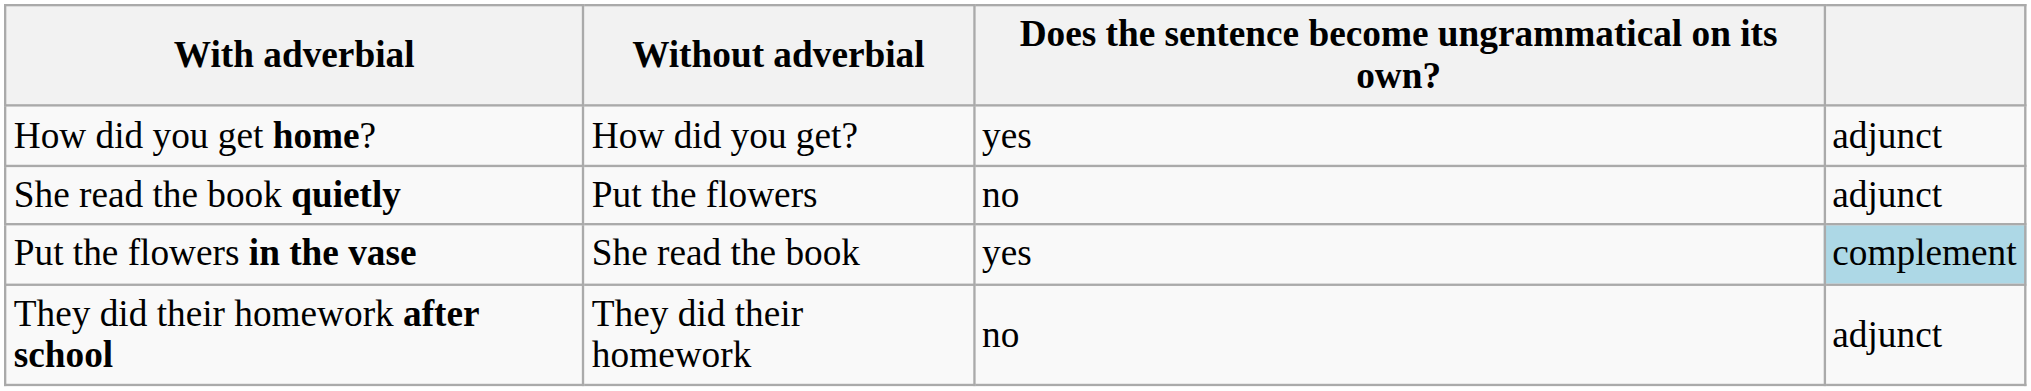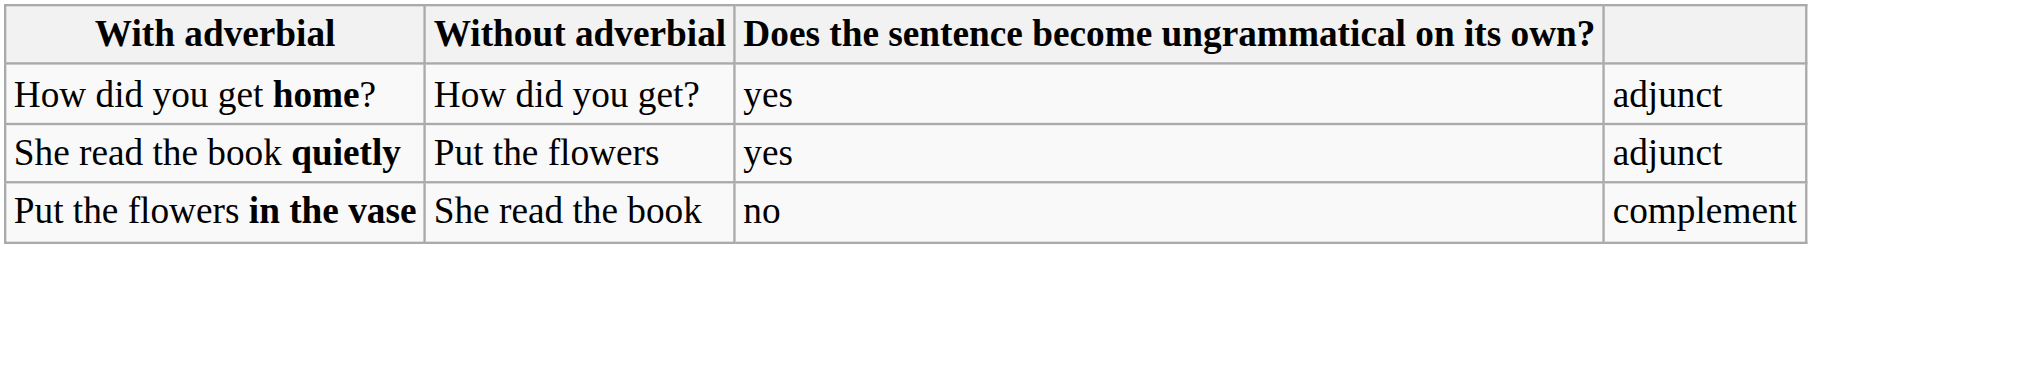(1001, 194) no -> (768, 152) yes
(1007, 253) yes -> (762, 211) no
(1924, 253) lightblue background -> (1705, 211) no background
- row: (246, 333)
